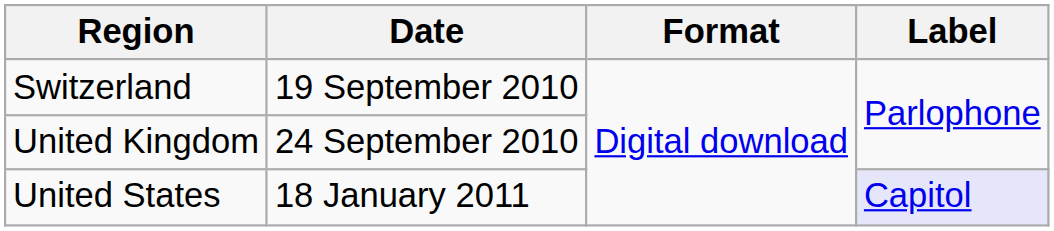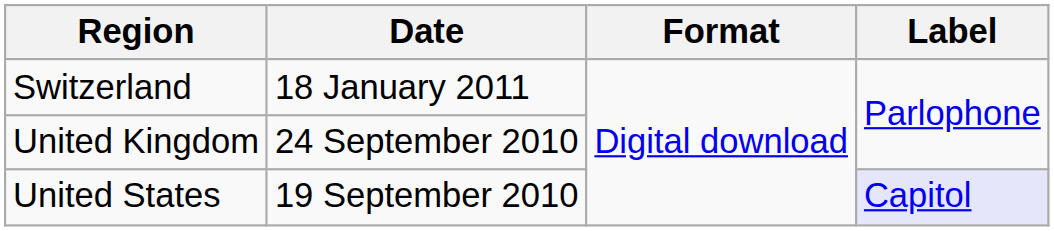(427, 86) 19 September 2010 -> (402, 86) 18 January 2011
(402, 196) 18 January 2011 -> (427, 196) 19 September 2010
